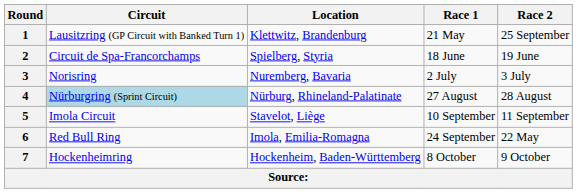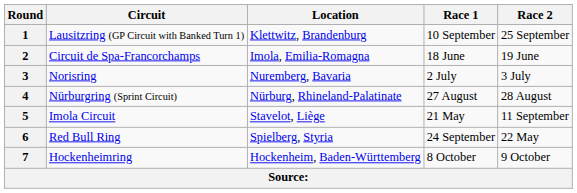(446, 34) 21 May -> (461, 34) 10 September
(291, 55) Spielberg, Styria -> (310, 55) Imola, Emilia-Romagna
(113, 95) lightblue background -> (113, 95) no background
(461, 116) 10 September -> (446, 116) 21 May
(310, 136) Imola, Emilia-Romagna -> (291, 136) Spielberg, Styria
